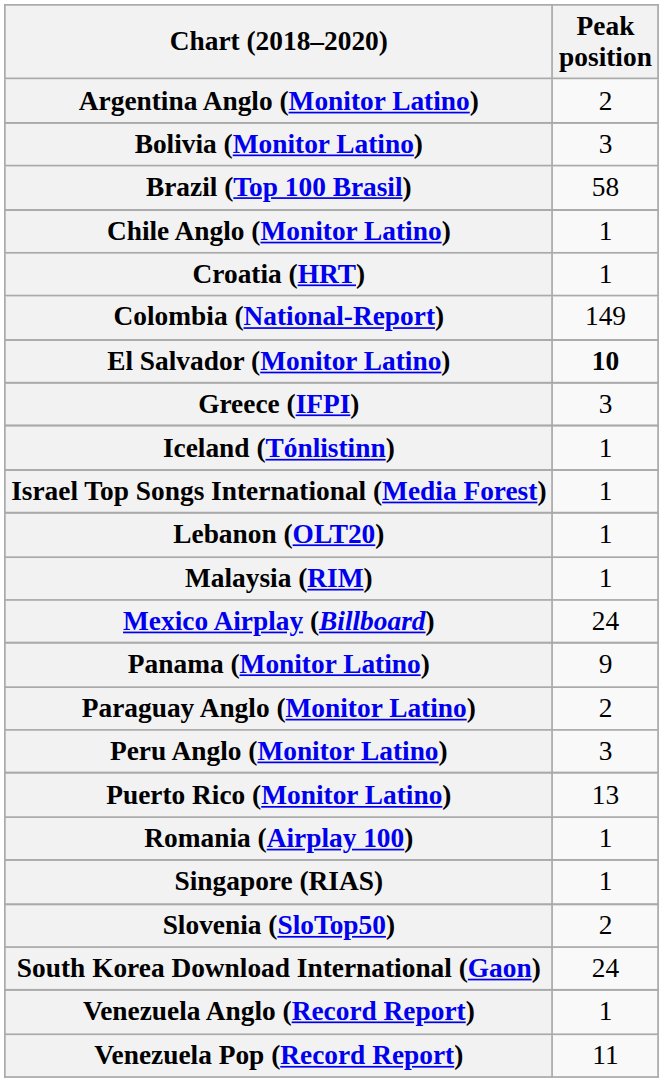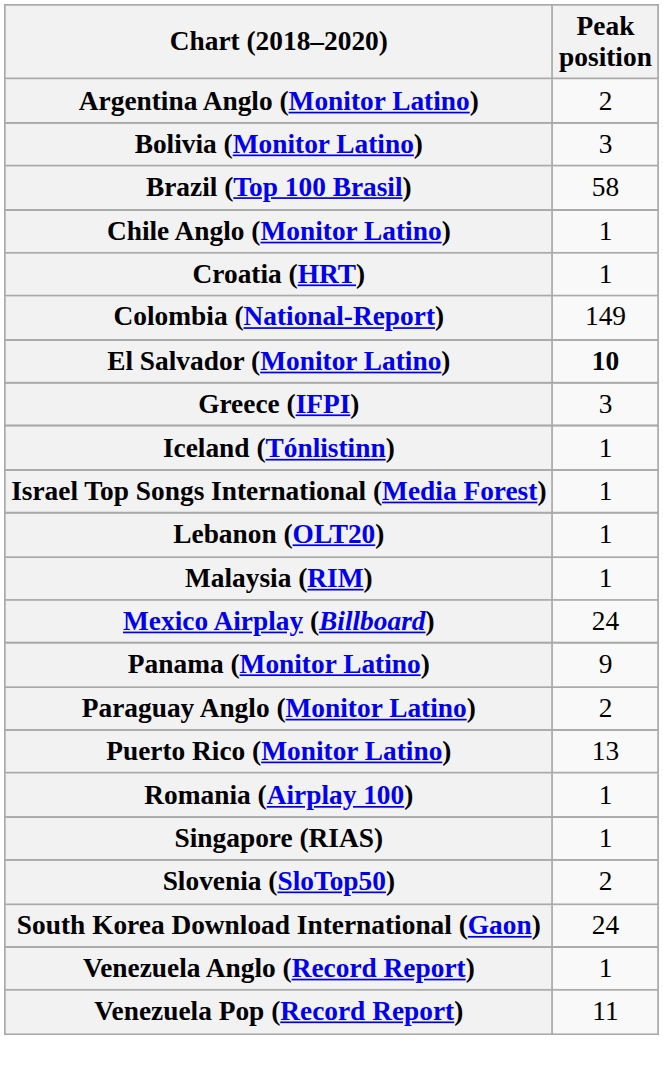- row: (279, 751)
